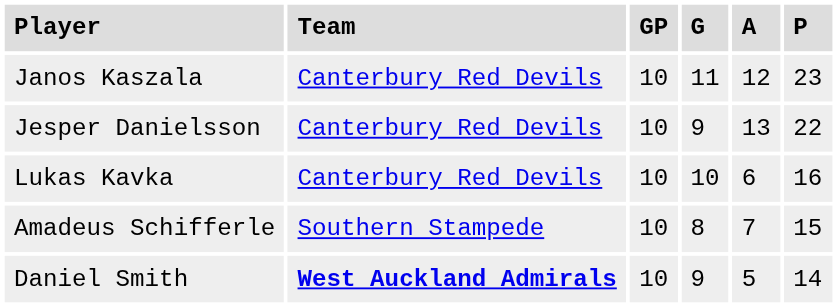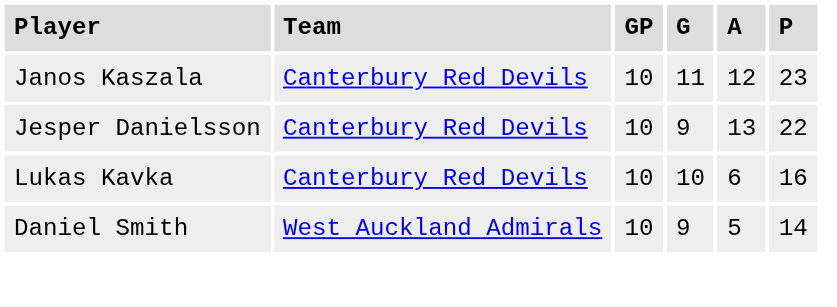- row: (145, 229)
(457, 279) bold -> (443, 229) normal
